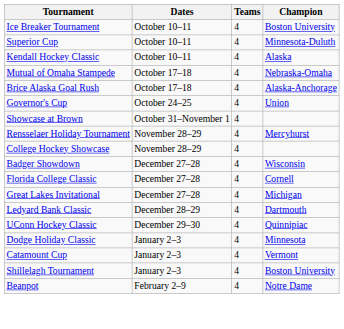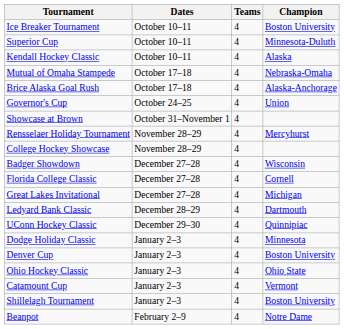+ row: (30, 255)
+ row: (47, 270)
